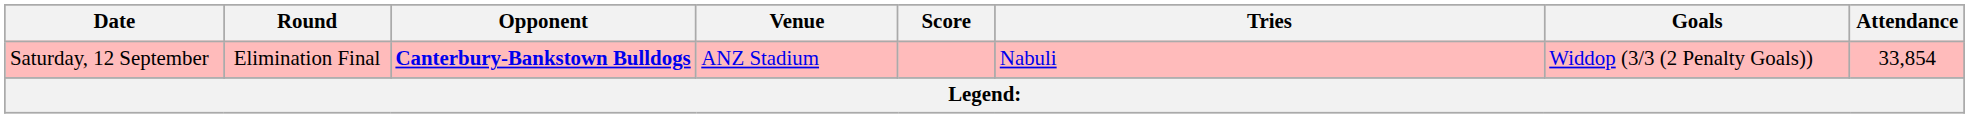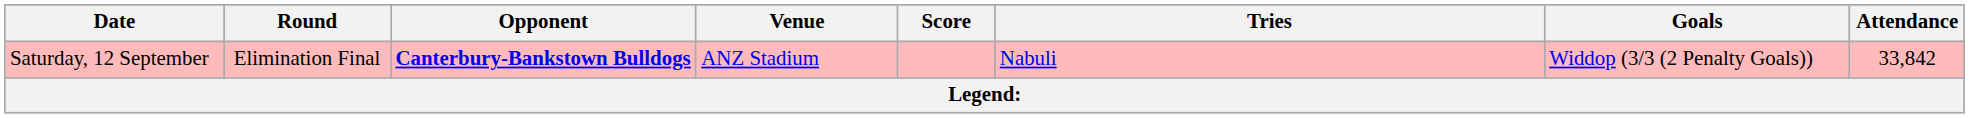(1907, 58) 33,854 -> (1907, 58) 33,842
